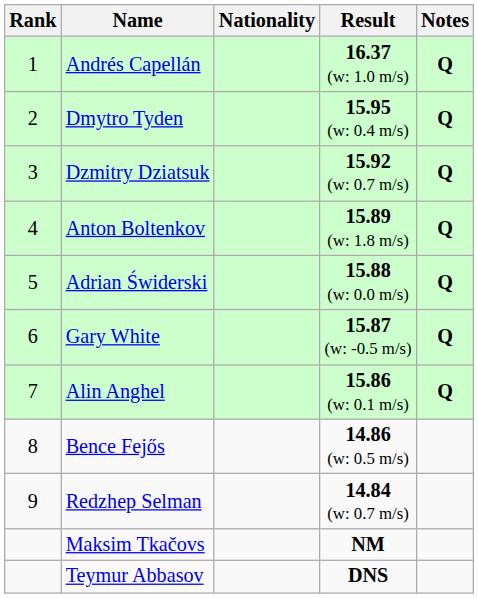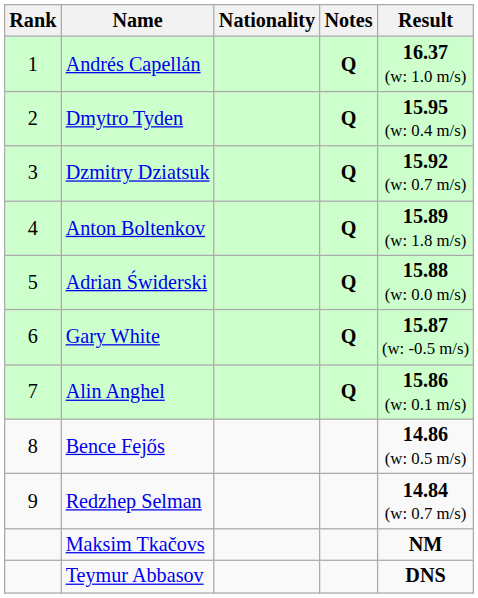columns swapped: (368, 20) <-> (445, 20)
